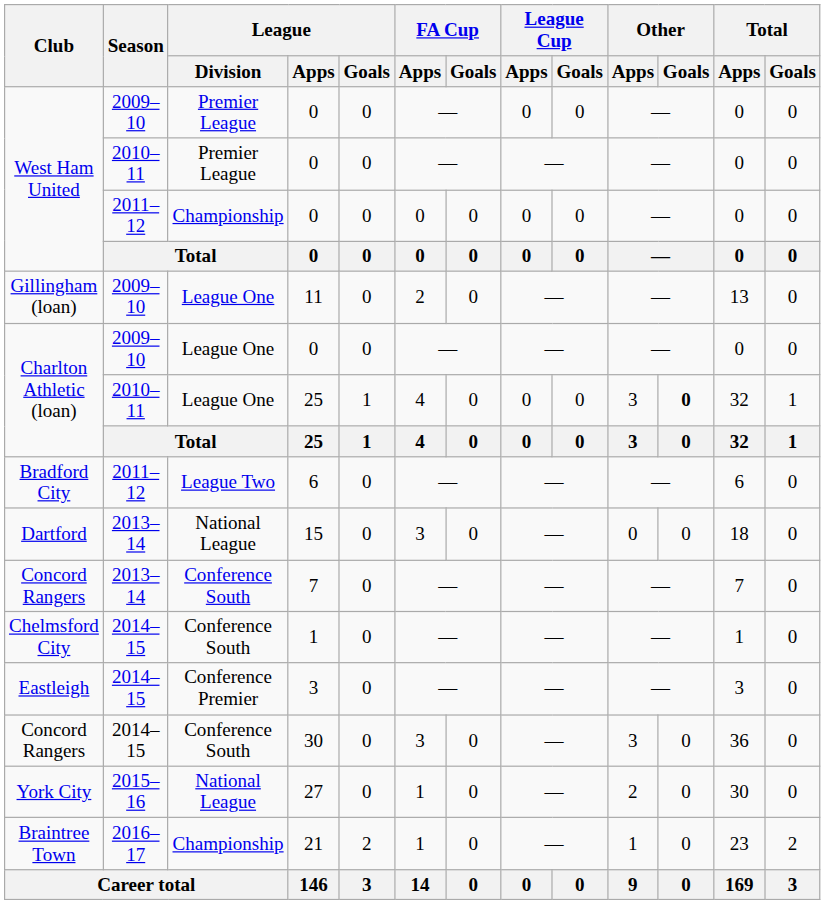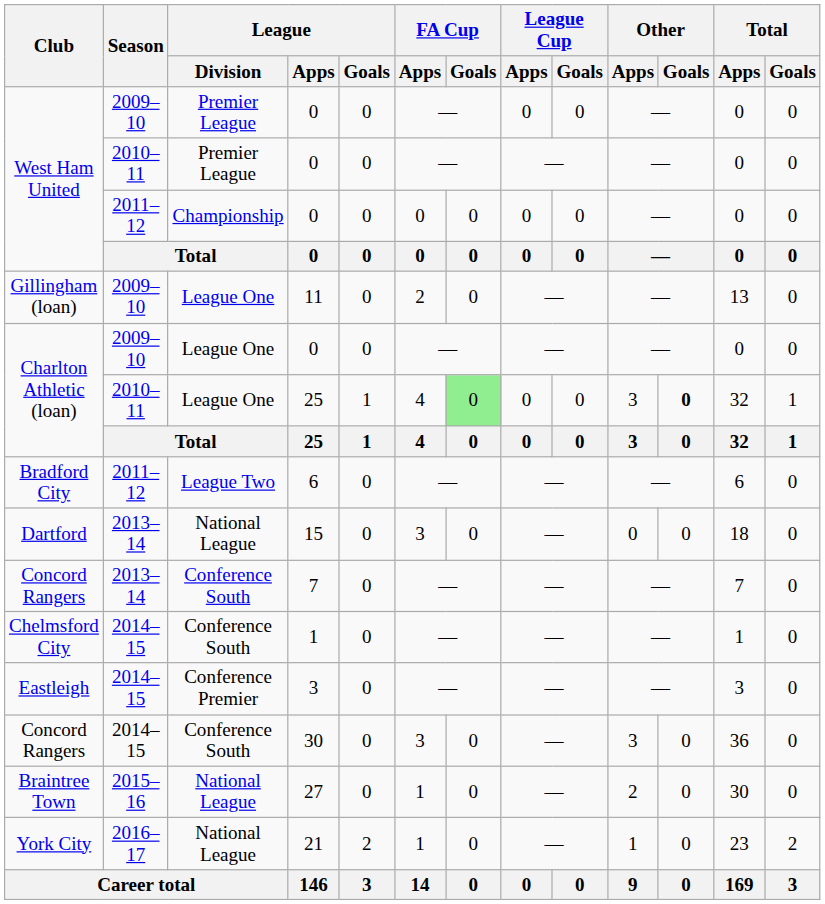(473, 400) no background -> (473, 400) lightgreen background
(54, 791) York City -> (54, 791) Braintree Town
(54, 843) Braintree Town -> (54, 843) York City
(228, 843) Championship -> (228, 843) National League
